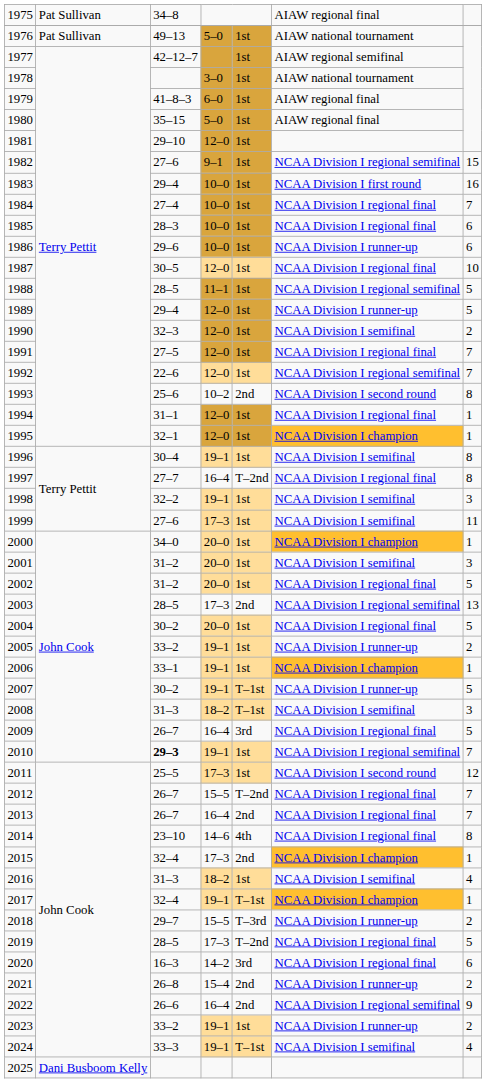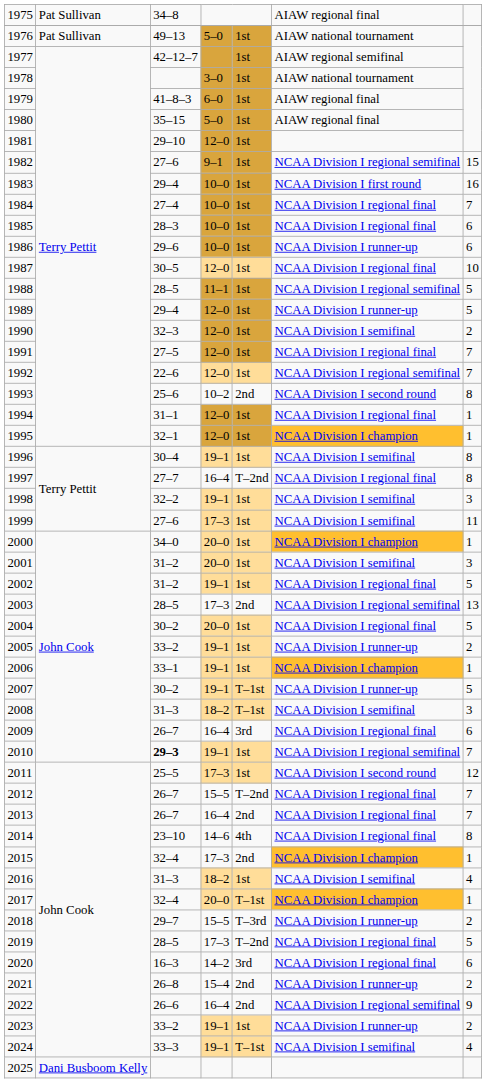(217, 583) 20–0 -> (217, 583) 19–1
(469, 730) 5 -> (469, 730) 6
(217, 899) 19–1 -> (217, 899) 20–0
